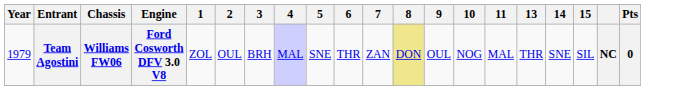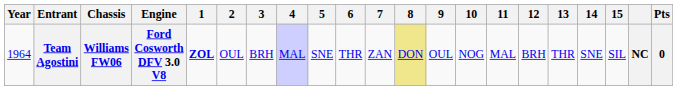+ column: (534, 14)
(19, 55) 1979 -> (19, 55) 1964
(201, 55) normal -> (202, 55) bold
